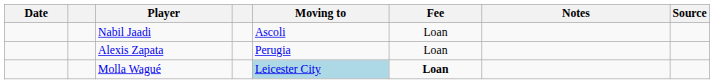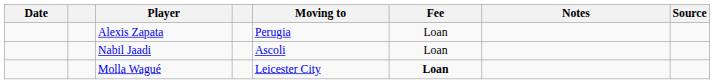rows swapped: (125, 32) <-> (131, 50)
(288, 69) lightblue background -> (288, 69) no background
